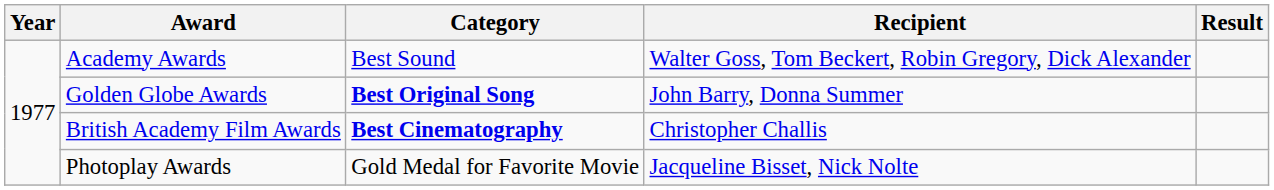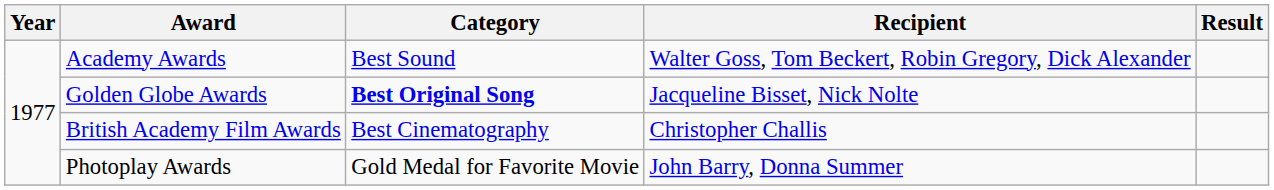(776, 94) John Barry, Donna Summer -> (784, 94) Jacqueline Bisset, Nick Nolte
(457, 130) bold -> (450, 130) normal
(784, 166) Jacqueline Bisset, Nick Nolte -> (776, 166) John Barry, Donna Summer
